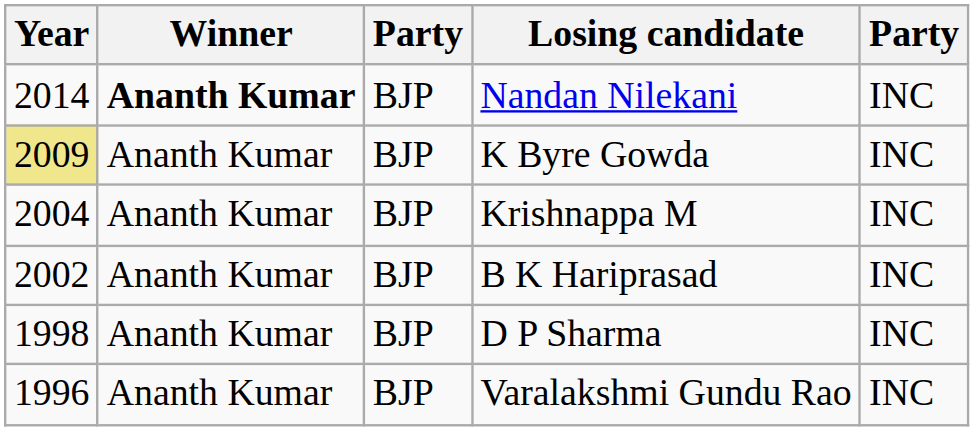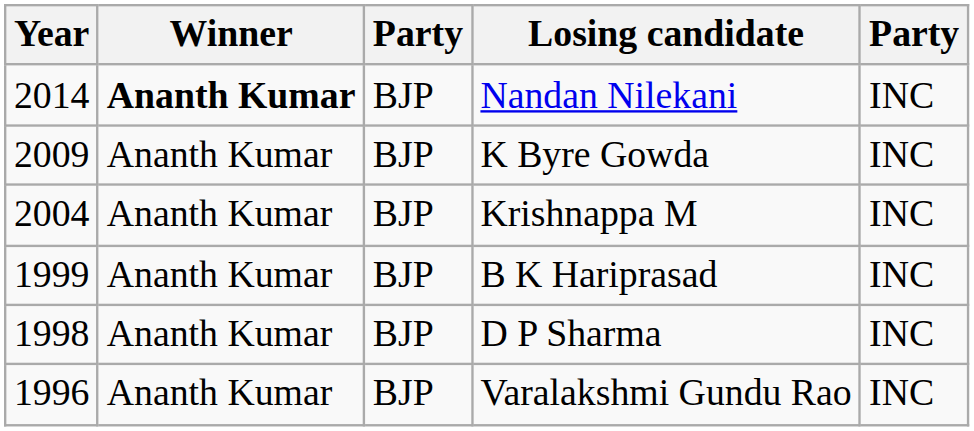(52, 154) khaki background -> (52, 154) no background
(52, 273) 2002 -> (52, 273) 1999
